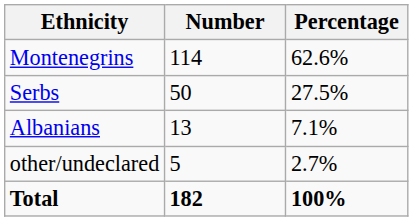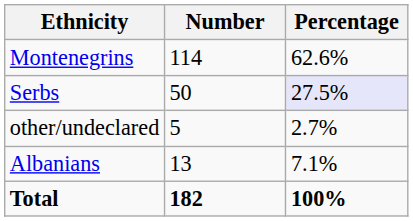(320, 92) no background -> (320, 92) lavender background
rows swapped: (55, 127) <-> (85, 163)
